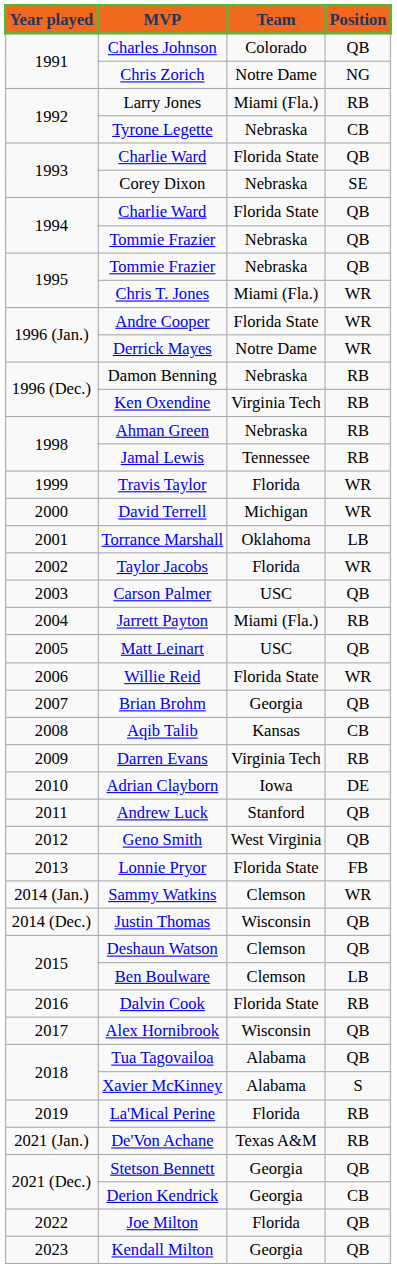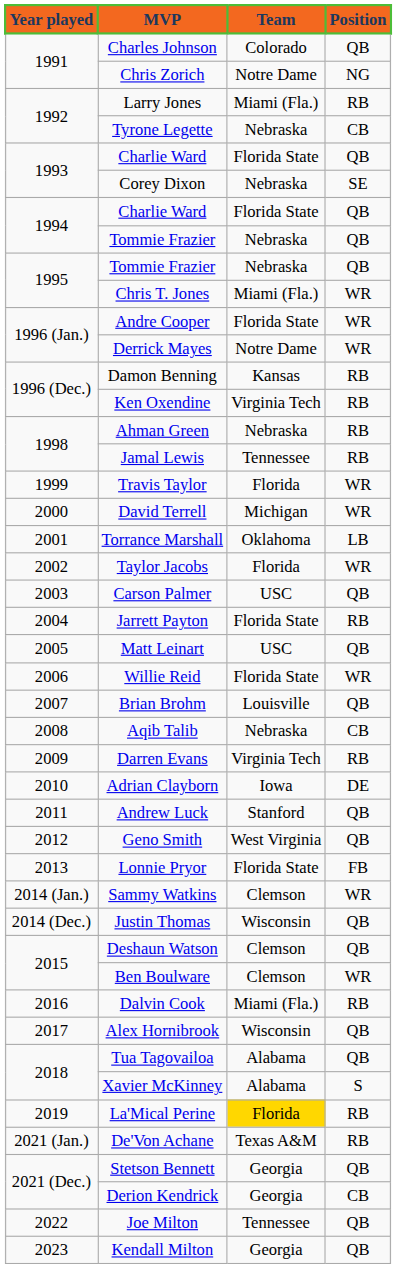(276, 375) Nebraska -> (276, 375) Kansas
(276, 621) Miami (Fla.) -> (276, 621) Florida State
(276, 703) Georgia -> (276, 703) Louisville
(276, 730) Kansas -> (276, 730) Nebraska
(358, 976) LB -> (358, 976) WR
(276, 1003) Florida State -> (276, 1003) Miami (Fla.)
(276, 1113) no background -> (276, 1113) gold background
(276, 1222) Florida -> (276, 1222) Tennessee
